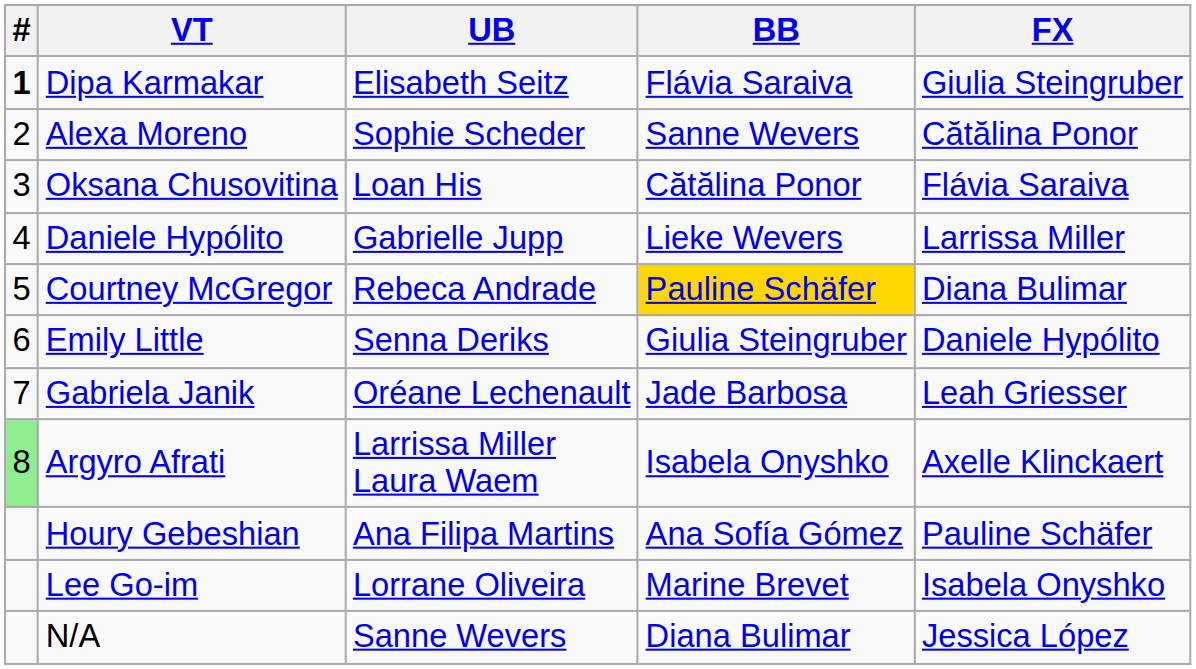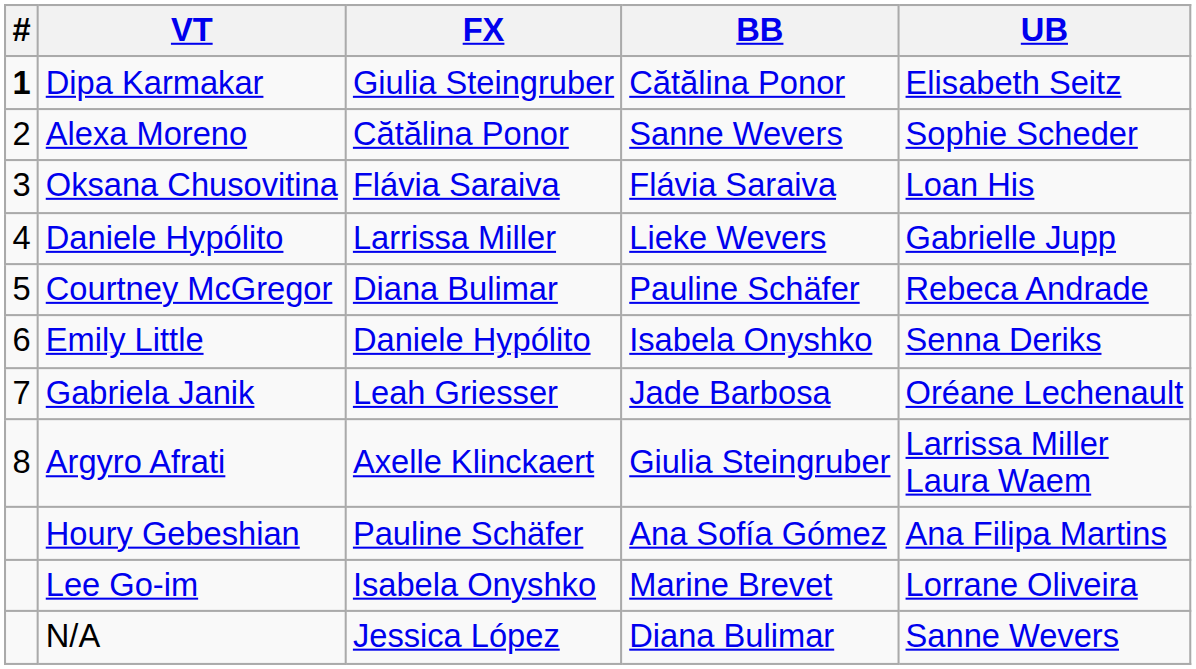columns swapped: (492, 30) <-> (1053, 30)
(749, 82) Flávia Saraiva -> (737, 82) Cătălina Ponor
(754, 185) Cătălina Ponor -> (733, 185) Flávia Saraiva
(761, 289) gold background -> (744, 289) no background
(776, 340) Giulia Steingruber -> (751, 340) Isabela Onyshko
(22, 462) lightgreen background -> (22, 462) no background
(767, 462) Isabela Onyshko -> (760, 462) Giulia Steingruber
